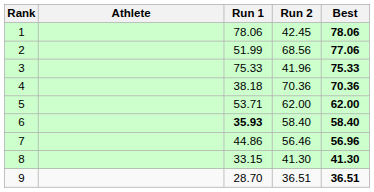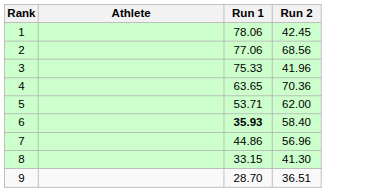- column: (345, 13)
(248, 50) 51.99 -> (248, 50) 77.06
(248, 86) 38.18 -> (248, 86) 63.65
(297, 141) 56.46 -> (297, 141) 56.96
